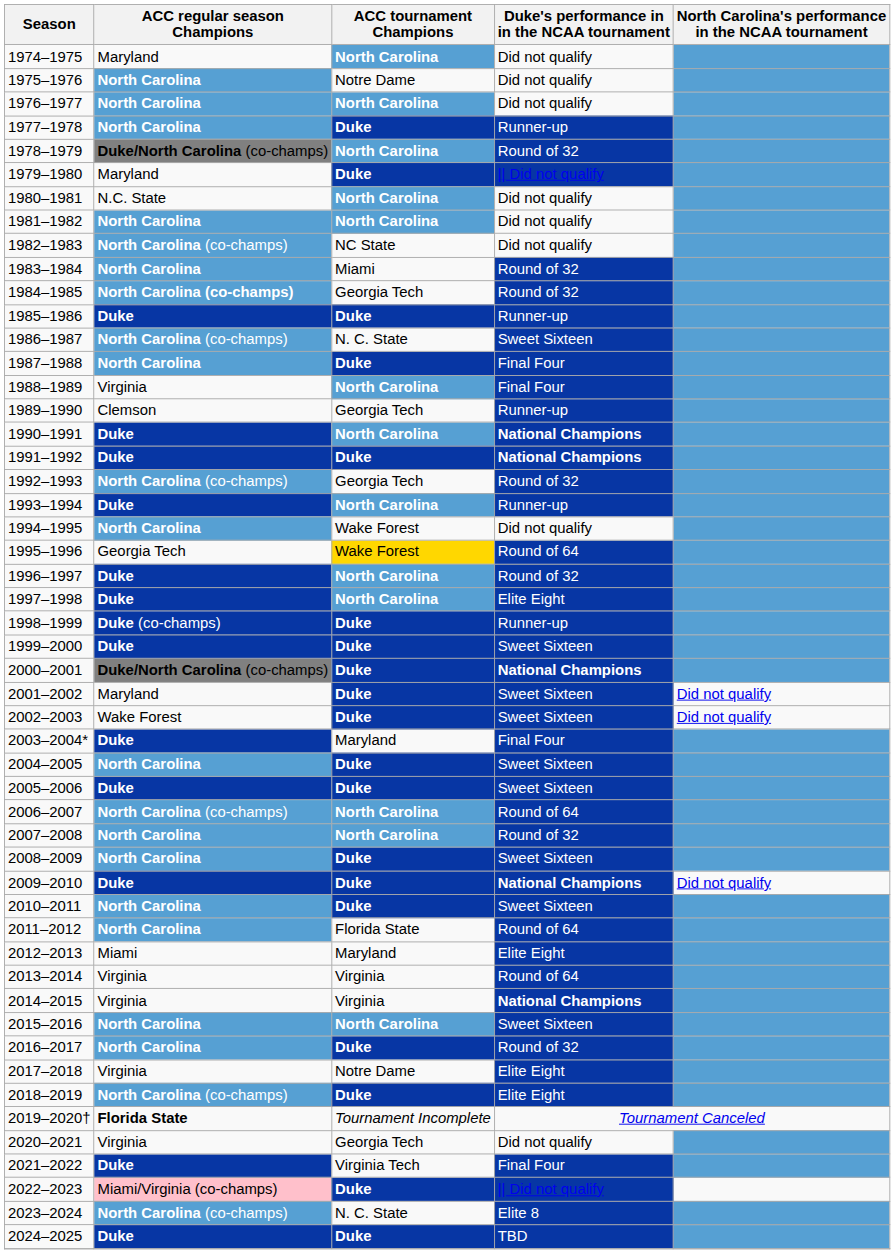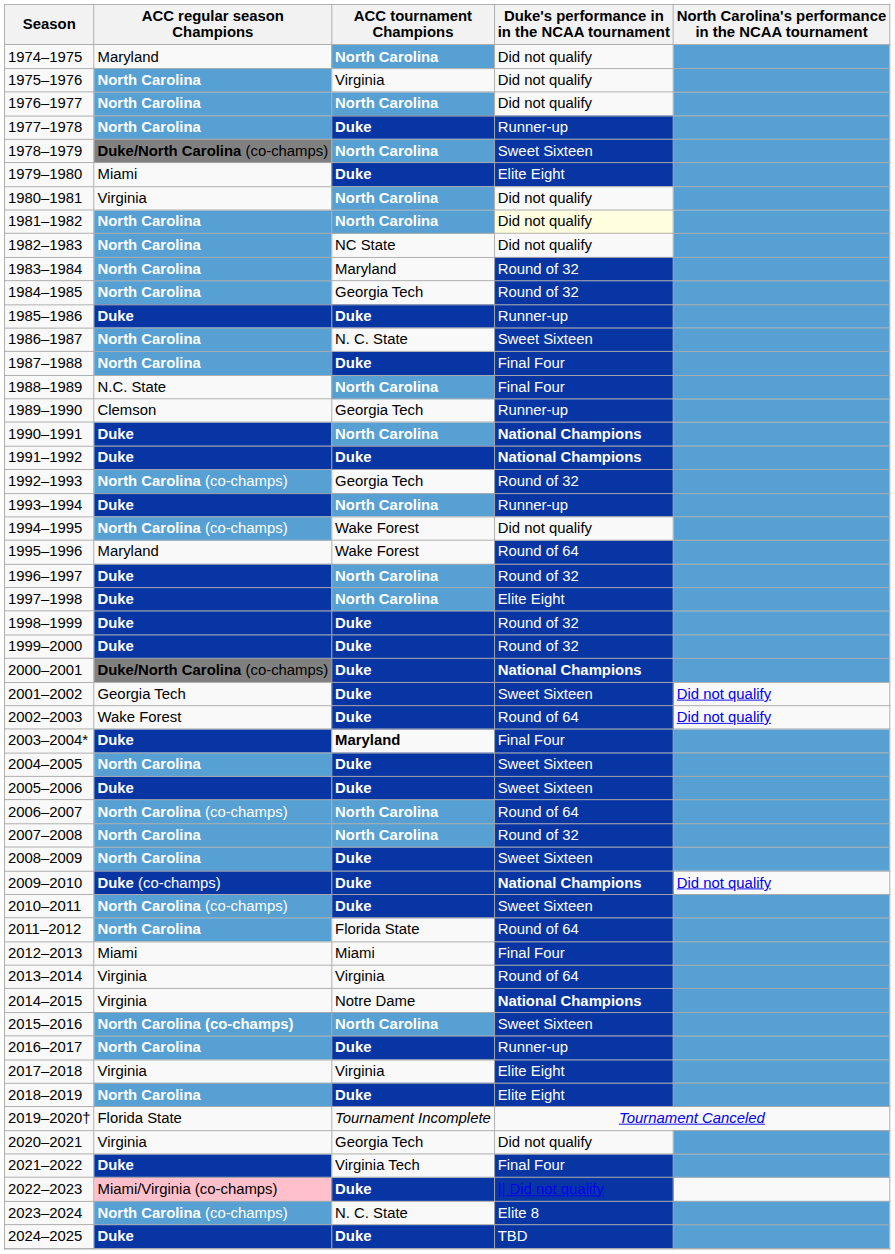(375, 80) Notre Dame -> (360, 80) Virginia
(538, 151) Round of 32 -> (545, 151) Sweet Sixteen
(128, 174) Maryland -> (117, 174) Miami
(551, 174) || Did not qualify -> (531, 174) Elite Eight
(132, 198) N.C. State -> (122, 198) Virginia
(545, 221) no background -> (545, 221) lightyellow background
(193, 245) North Carolina (co-champs) -> (149, 245) North Carolina
(355, 269) Miami -> (366, 269) Maryland
(195, 292) North Carolina (co-champs) -> (149, 292) North Carolina
(193, 339) North Carolina (co-champs) -> (149, 339) North Carolina
(122, 387) Virginia -> (132, 387) N.C. State
(149, 528) North Carolina -> (193, 528) North Carolina (co-champs)
(142, 552) Georgia Tech -> (128, 552) Maryland
(377, 552) gold background -> (377, 552) no background
(159, 623) Duke (co-champs) -> (116, 623) Duke
(533, 623) Runner-up -> (538, 623) Round of 32
(545, 646) Sweet Sixteen -> (538, 646) Round of 32
(128, 693) Maryland -> (142, 693) Georgia Tech
(545, 717) Sweet Sixteen -> (538, 717) Round of 64
(366, 741) normal -> (368, 741) bold
(116, 882) Duke -> (159, 882) Duke (co-champs)
(149, 906) North Carolina -> (193, 906) North Carolina (co-champs)
(366, 953) Maryland -> (355, 953) Miami
(531, 953) Elite Eight -> (531, 953) Final Four
(360, 1000) Virginia -> (375, 1000) Notre Dame
(149, 1024) North Carolina -> (195, 1024) North Carolina (co-champs)
(538, 1047) Round of 32 -> (533, 1047) Runner-up
(375, 1071) Notre Dame -> (360, 1071) Virginia
(193, 1094) North Carolina (co-champs) -> (149, 1094) North Carolina
(143, 1118) bold -> (140, 1118) normal
